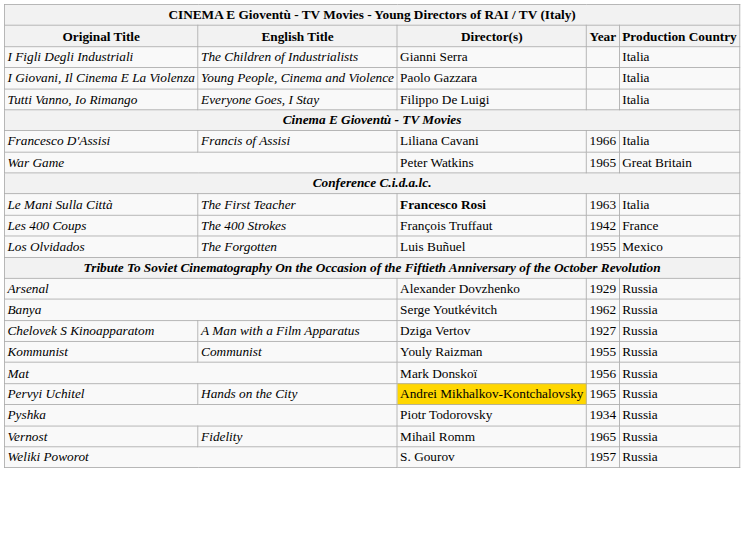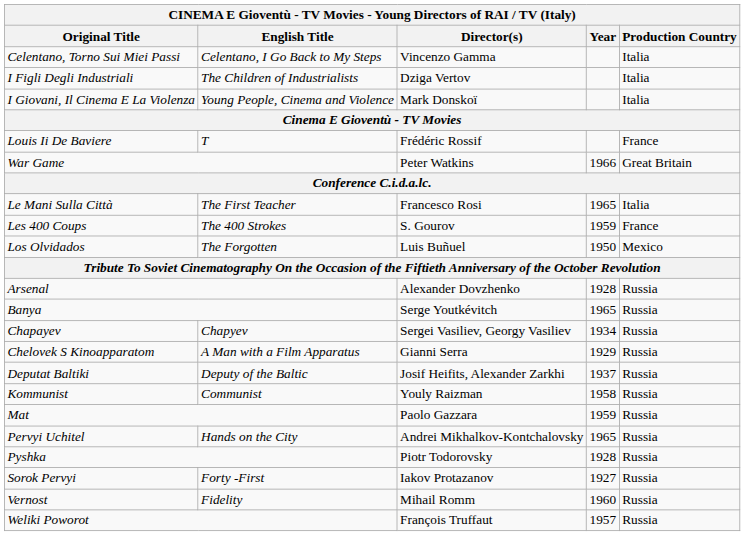+ row: (94, 57)
(434, 57) Gianni Serra -> (435, 78) Dziga Vertov
(439, 78) Paolo Gazzara -> (439, 99) Mark Donskoï
- row: (72, 99)
- row: (59, 141)
+ row: (59, 141)
(603, 162) 1965 -> (603, 162) 1966
(443, 204) bold -> (441, 204) normal
(603, 204) 1963 -> (603, 204) 1965
(446, 225) François Truffaut -> (427, 225) S. Gourov
(603, 225) 1942 -> (603, 225) 1959
(603, 246) 1955 -> (603, 246) 1950
(603, 288) 1929 -> (603, 288) 1928
(603, 309) 1962 -> (603, 309) 1965
+ row: (34, 330)
(435, 330) Dziga Vertov -> (434, 352) Gianni Serra
(603, 330) 1927 -> (603, 352) 1929
+ row: (48, 373)
(603, 352) 1955 -> (603, 394) 1958
(439, 373) Mark Donskoï -> (439, 415) Paolo Gazzara
(603, 373) 1956 -> (603, 415) 1959
(492, 394) gold background -> (492, 436) no background
(603, 415) 1934 -> (603, 457) 1928
+ row: (42, 478)
(603, 436) 1965 -> (603, 499) 1960
(427, 457) S. Gourov -> (446, 520) François Truffaut
